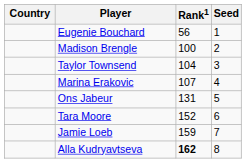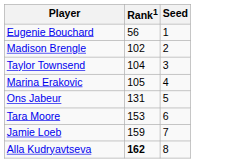- column: (30, 14)
(187, 49) 100 -> (136, 49) 102
(187, 82) 107 -> (136, 82) 105
(187, 116) 152 -> (136, 116) 153
